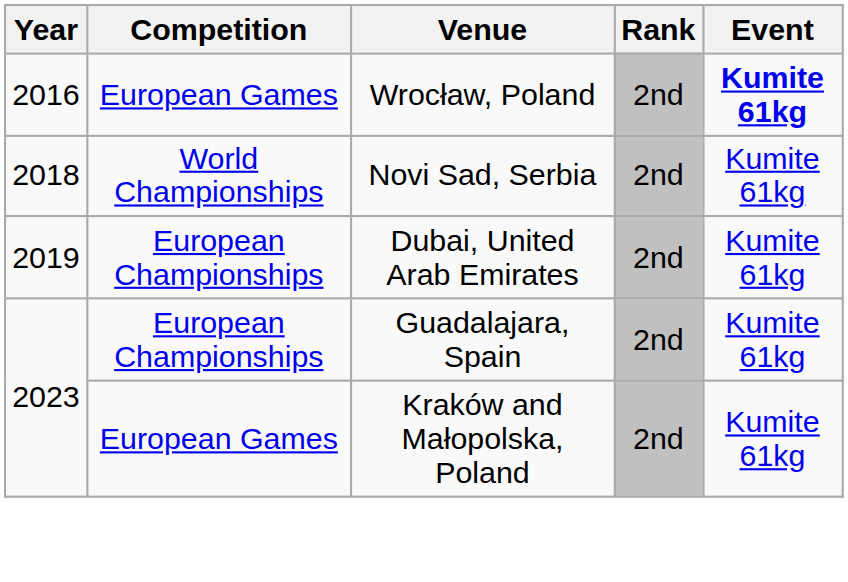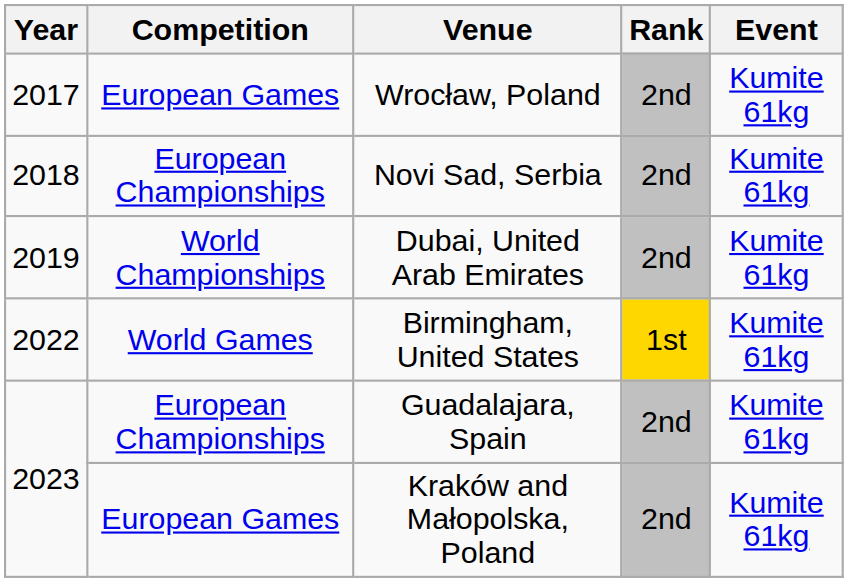(46, 94) 2016 -> (46, 94) 2017
(772, 94) bold -> (776, 94) normal
(219, 176) World Championships -> (220, 176) European Championships
(219, 258) European Championships -> (220, 258) World Championships
+ row: (488, 340)
